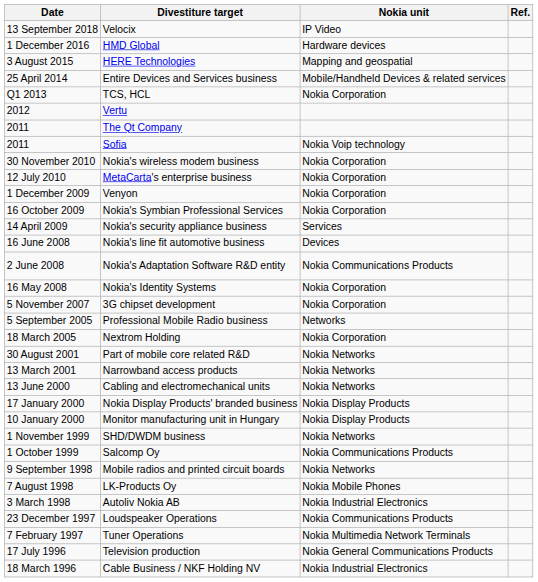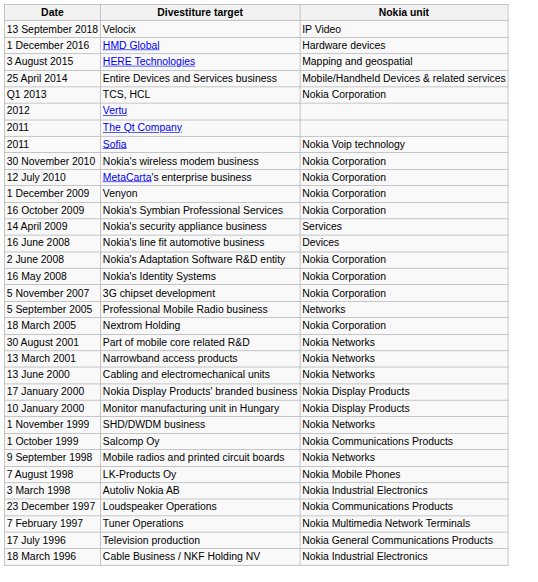- column: (520, 12)
(378, 266) Nokia Communications Products -> (344, 260) Nokia Corporation
